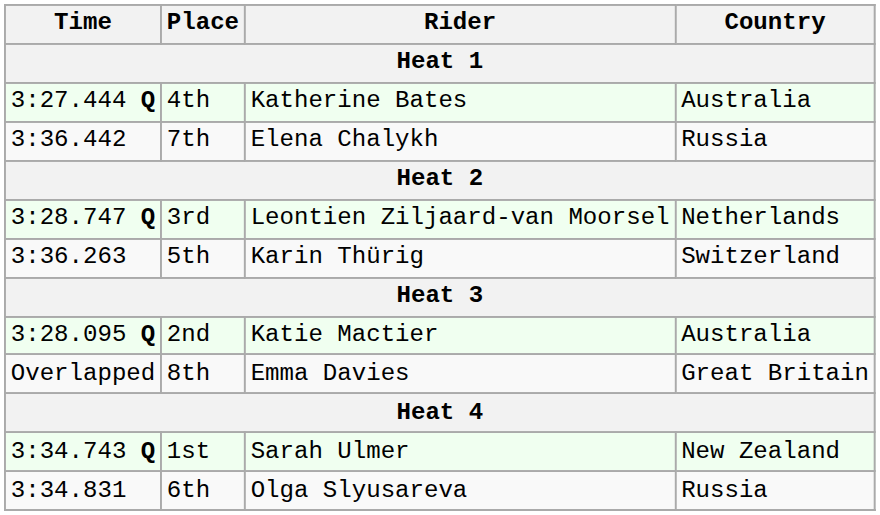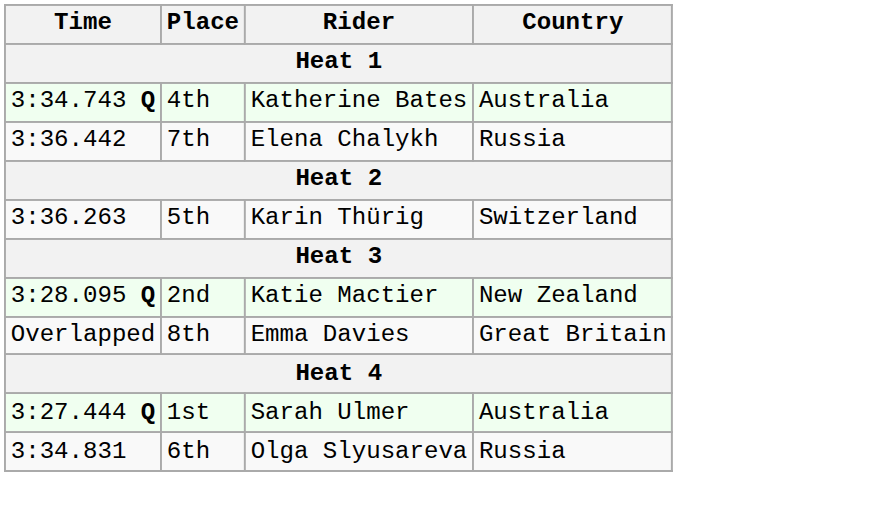(83, 103) 3:27.444 Q -> (83, 103) 3:34.743 Q
- row: (189, 219)
(746, 336) Australia -> (558, 297) New Zealand
(83, 452) 3:34.743 Q -> (83, 414) 3:27.444 Q
(761, 452) New Zealand -> (544, 414) Australia
